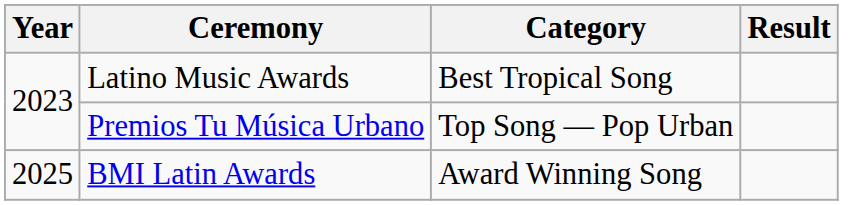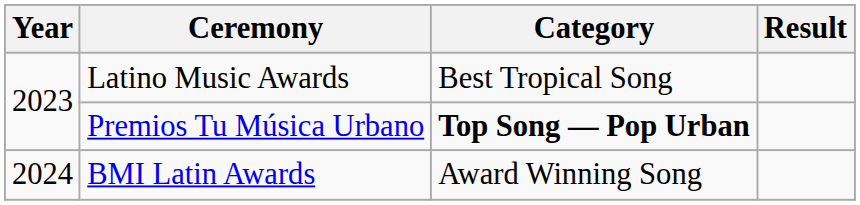(586, 125) normal -> (594, 125) bold
(43, 174) 2025 -> (43, 174) 2024
